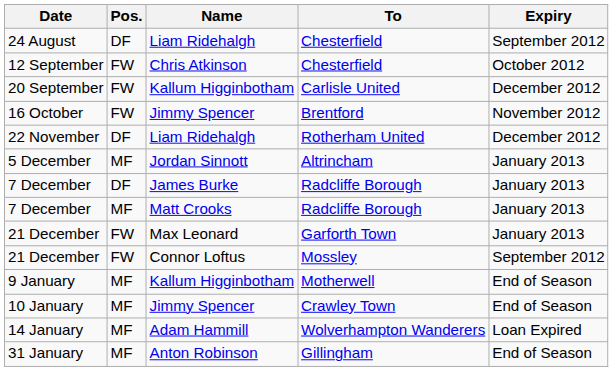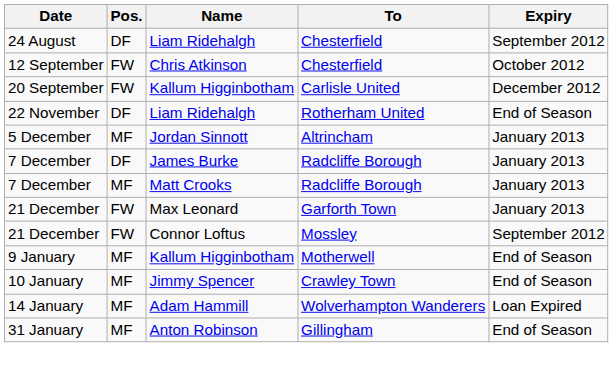- row: (46, 112)
(546, 137) December 2012 -> (542, 112) End of Season
